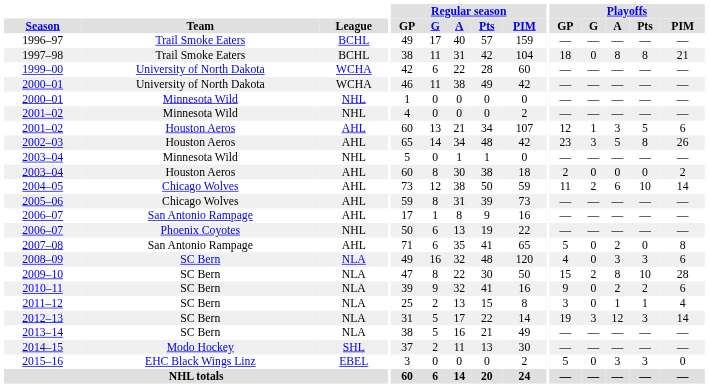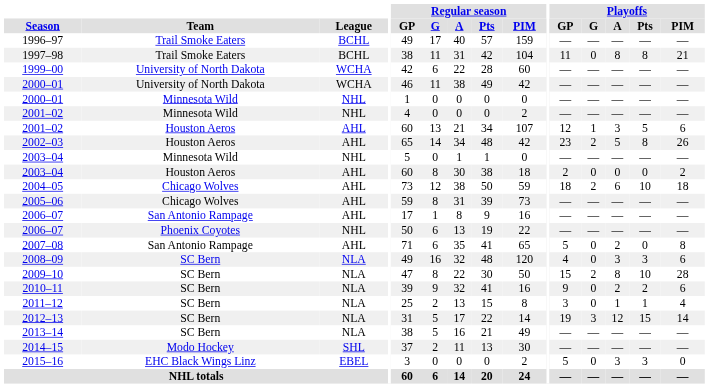(565, 55) 18 -> (565, 55) 11
(593, 142) 3 -> (593, 142) 2
(565, 186) 11 -> (565, 186) 18
(683, 186) 14 -> (683, 186) 18
(645, 318) 3 -> (645, 318) 15
